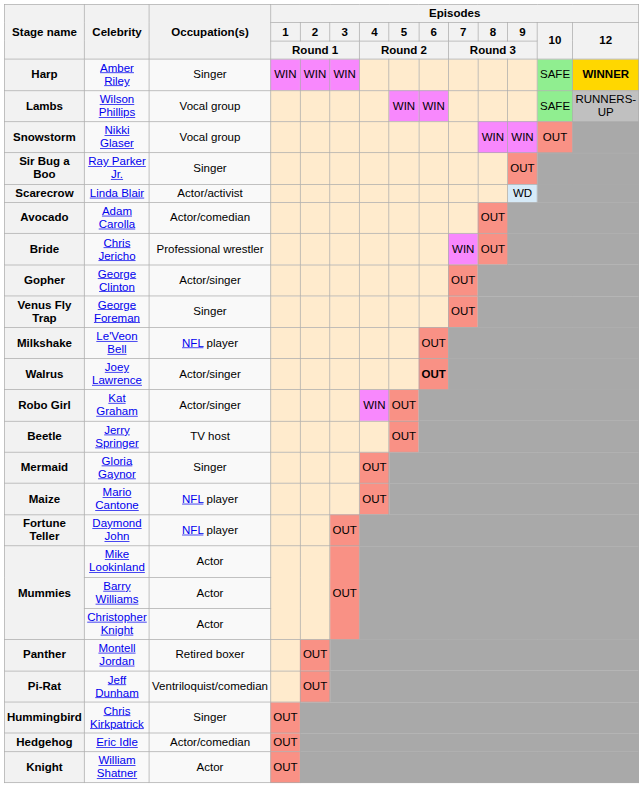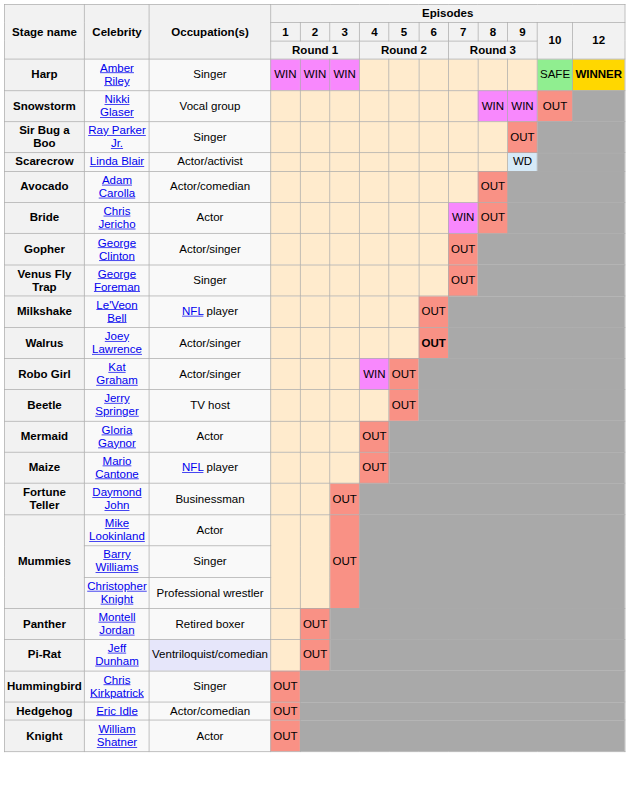- row: (44, 106)
(210, 249) Professional wrestler -> (210, 218) Actor
(210, 467) Singer -> (210, 436) Actor
(210, 530) NFL player -> (210, 499) Businessman
(210, 592) Actor -> (210, 561) Singer
(210, 624) Actor -> (210, 592) Professional wrestler
(210, 686) no background -> (210, 655) lavender background
